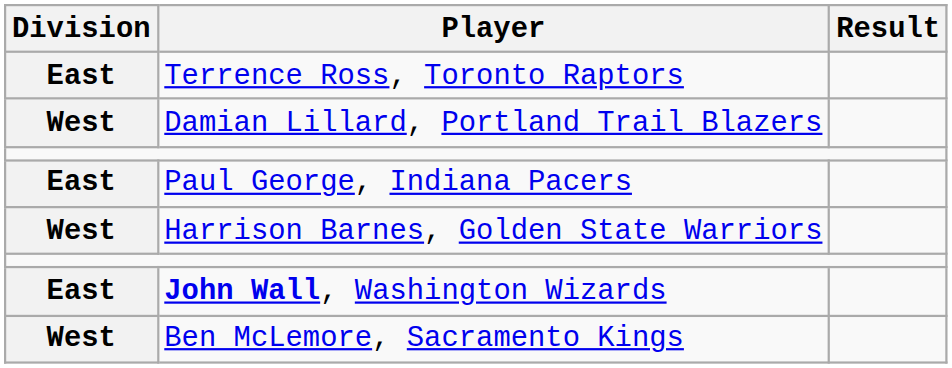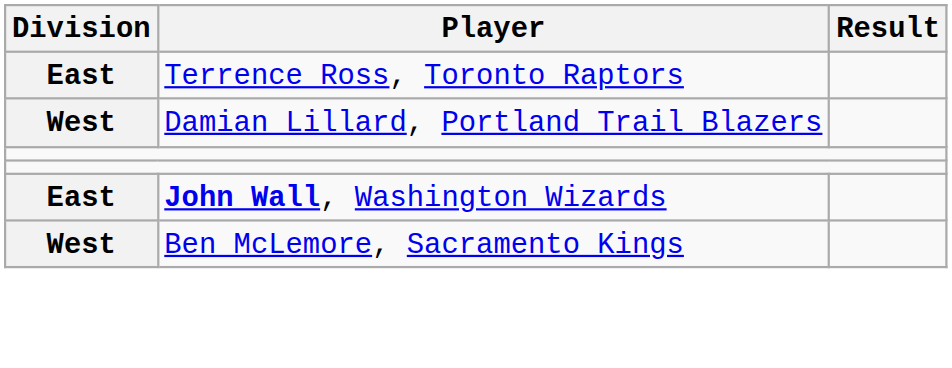- row: (81, 183)
- row: (81, 231)
